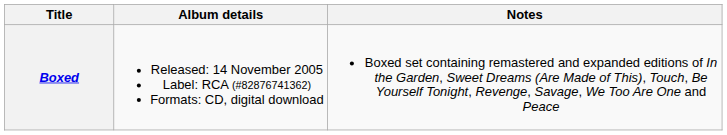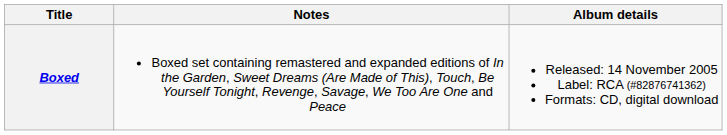columns swapped: (221, 14) <-> (525, 14)
